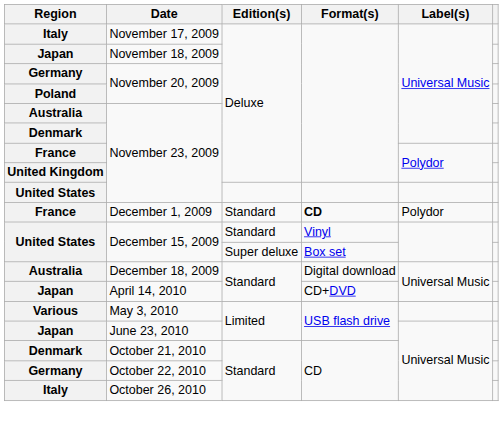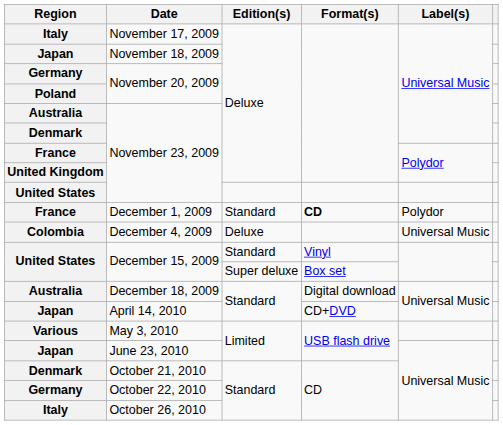+ row: (55, 232)
